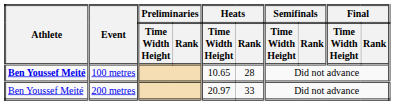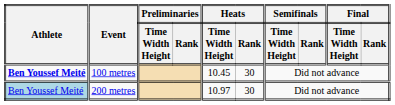(219, 73) 10.65 -> (219, 73) 10.45
(250, 73) 28 -> (250, 73) 30
(46, 91) no background -> (46, 91) lightblue background
(219, 91) 20.97 -> (219, 91) 10.97
(250, 91) 33 -> (250, 91) 30
